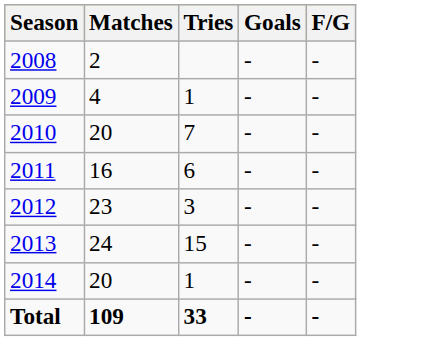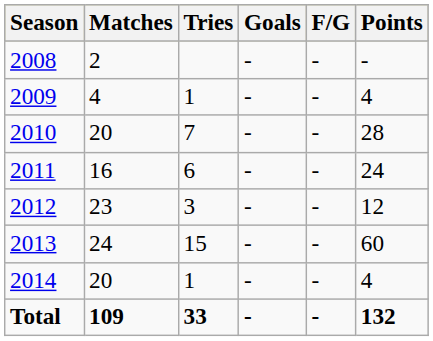+ column: (392, 22)
